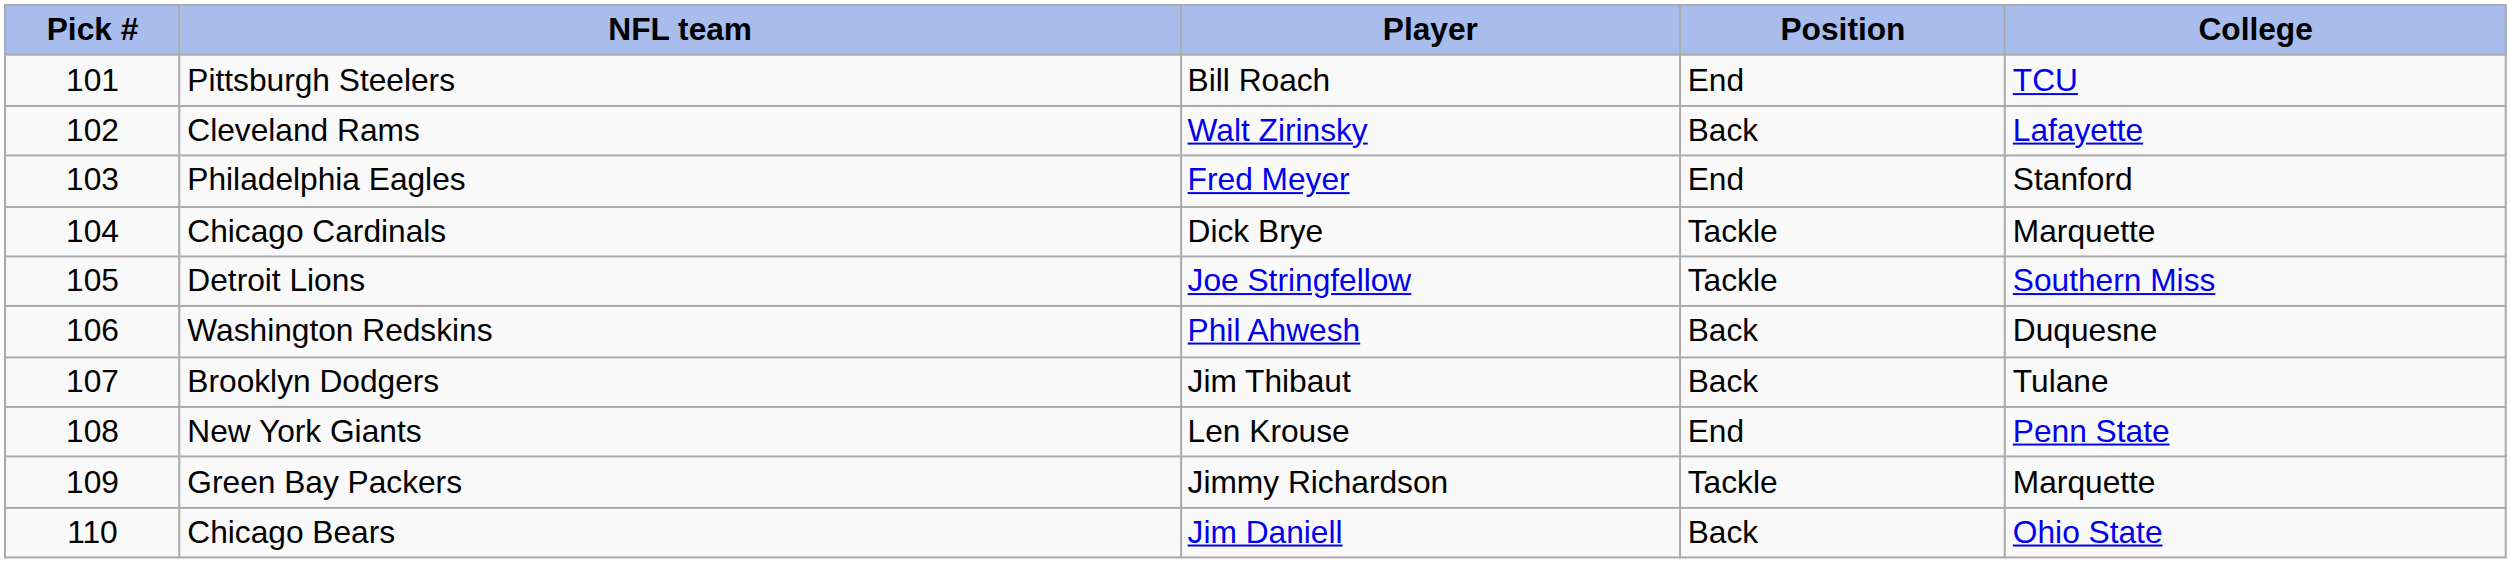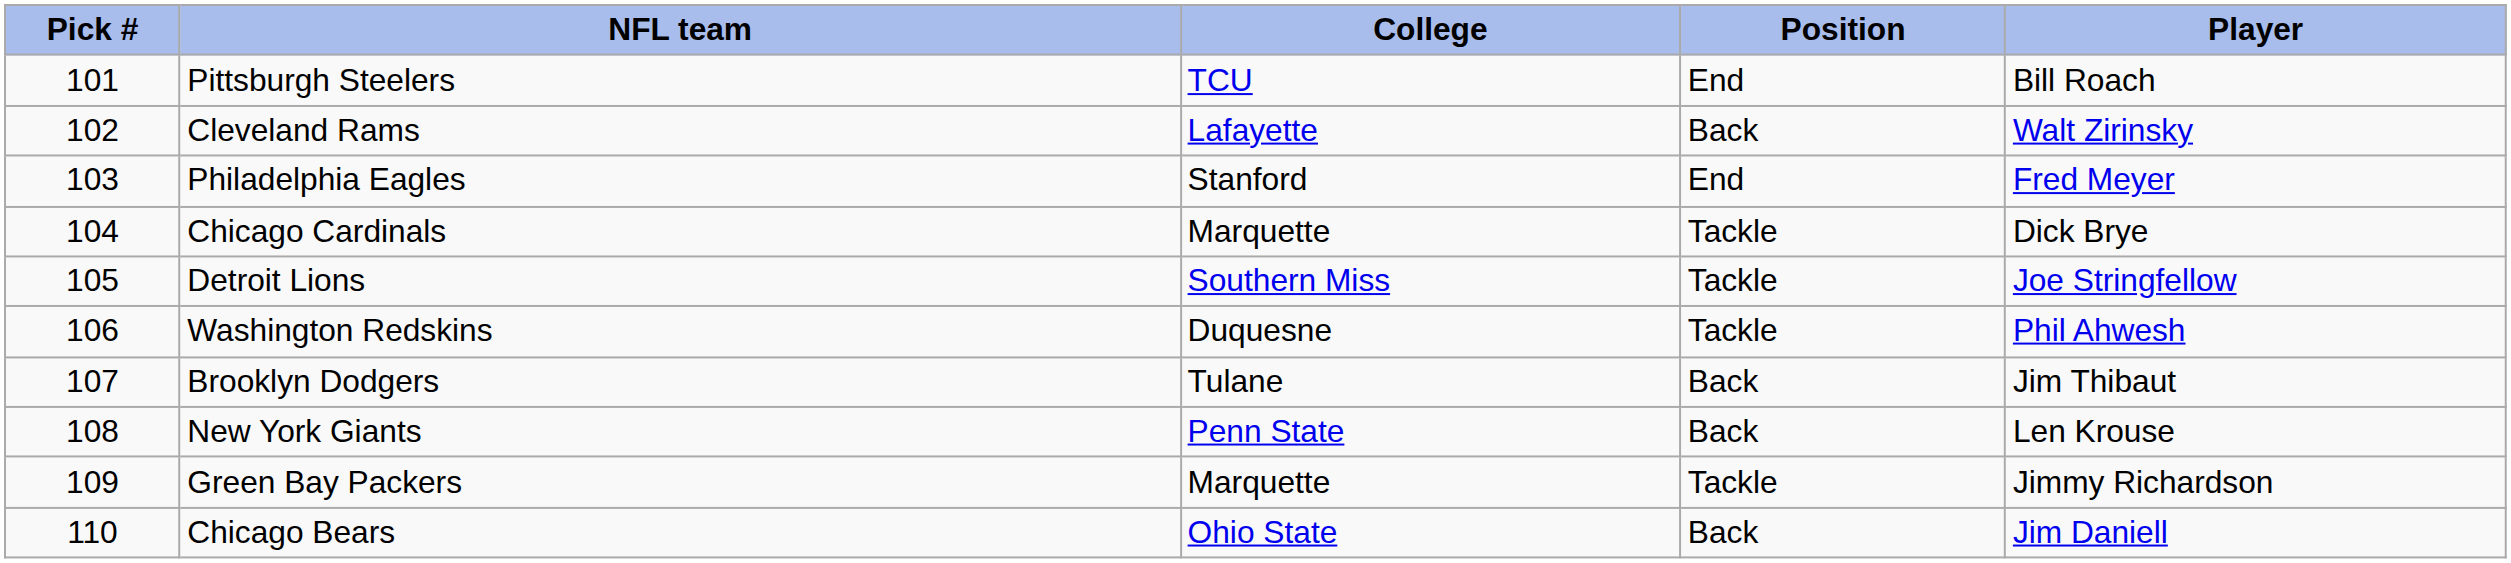columns swapped: (1430, 29) <-> (2256, 29)
(1723, 331) Back -> (1733, 331) Tackle
(1716, 431) End -> (1723, 431) Back
